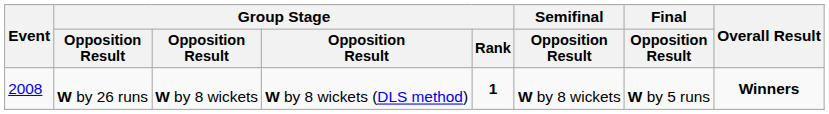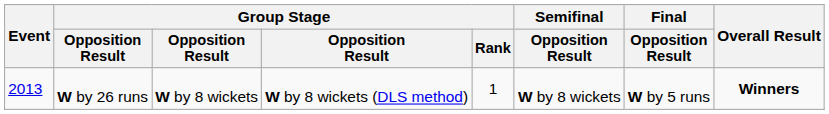(25, 89) 2008 -> (25, 89) 2013
(493, 89) bold -> (493, 89) normal
